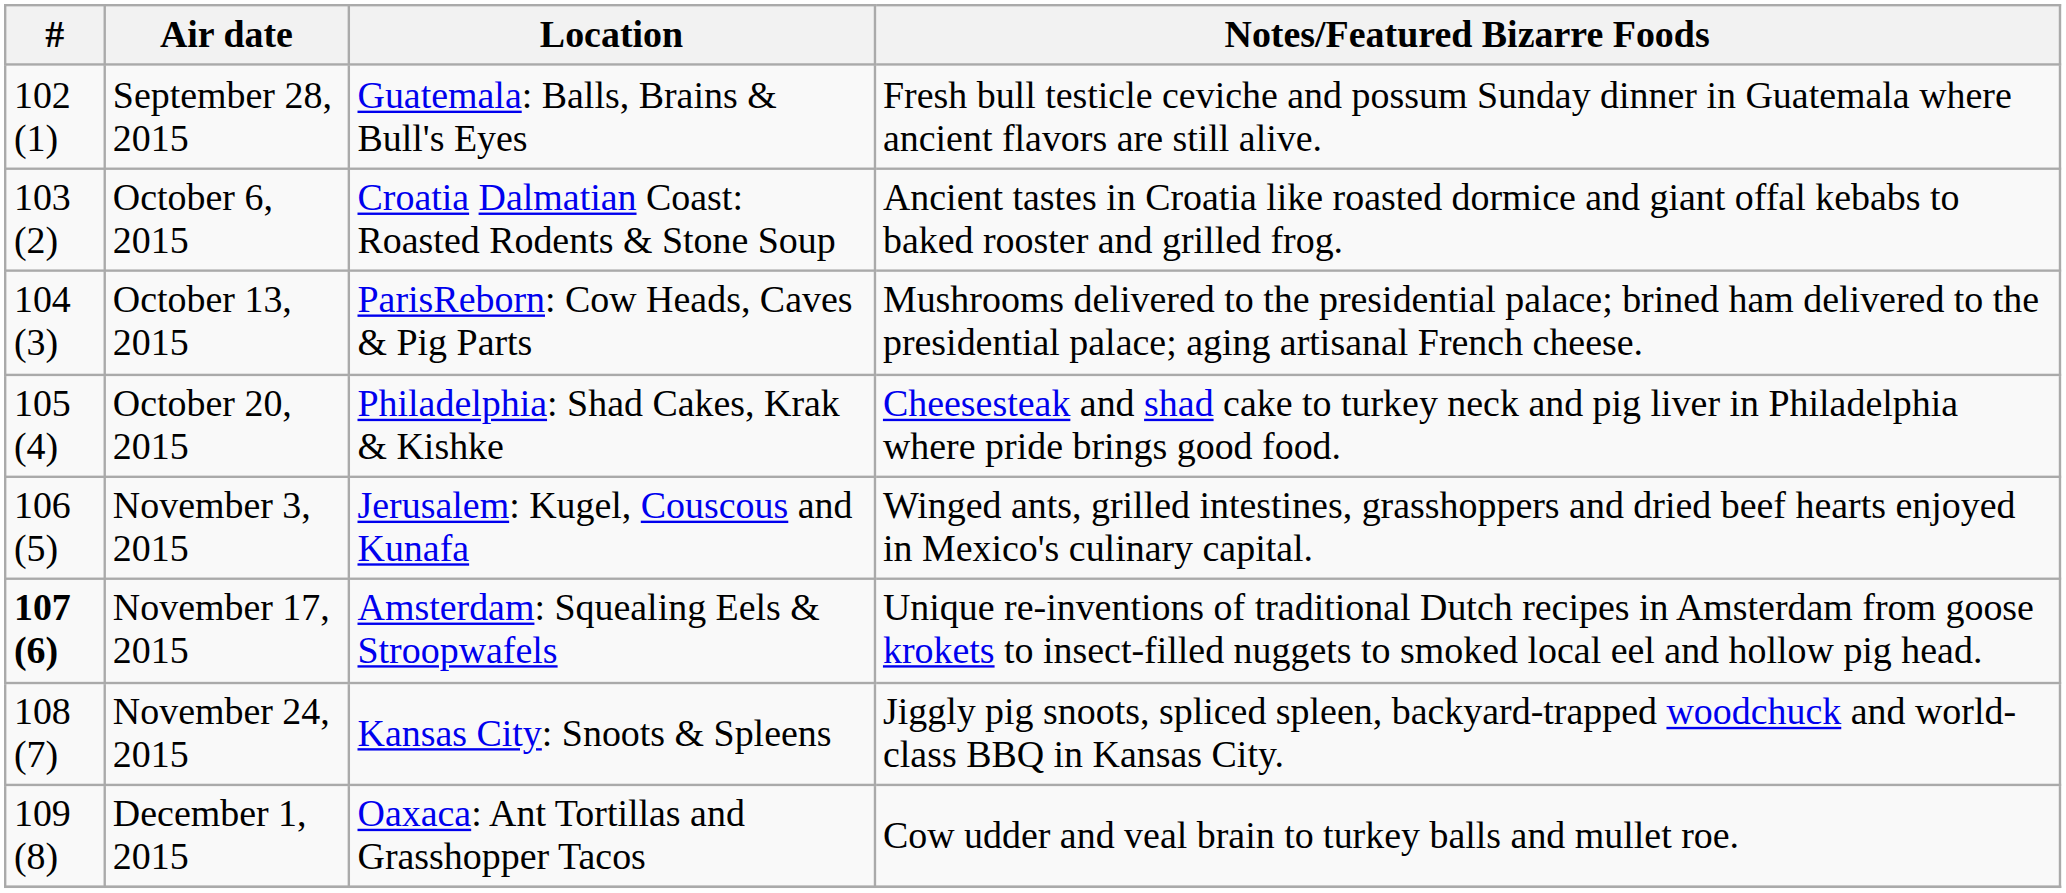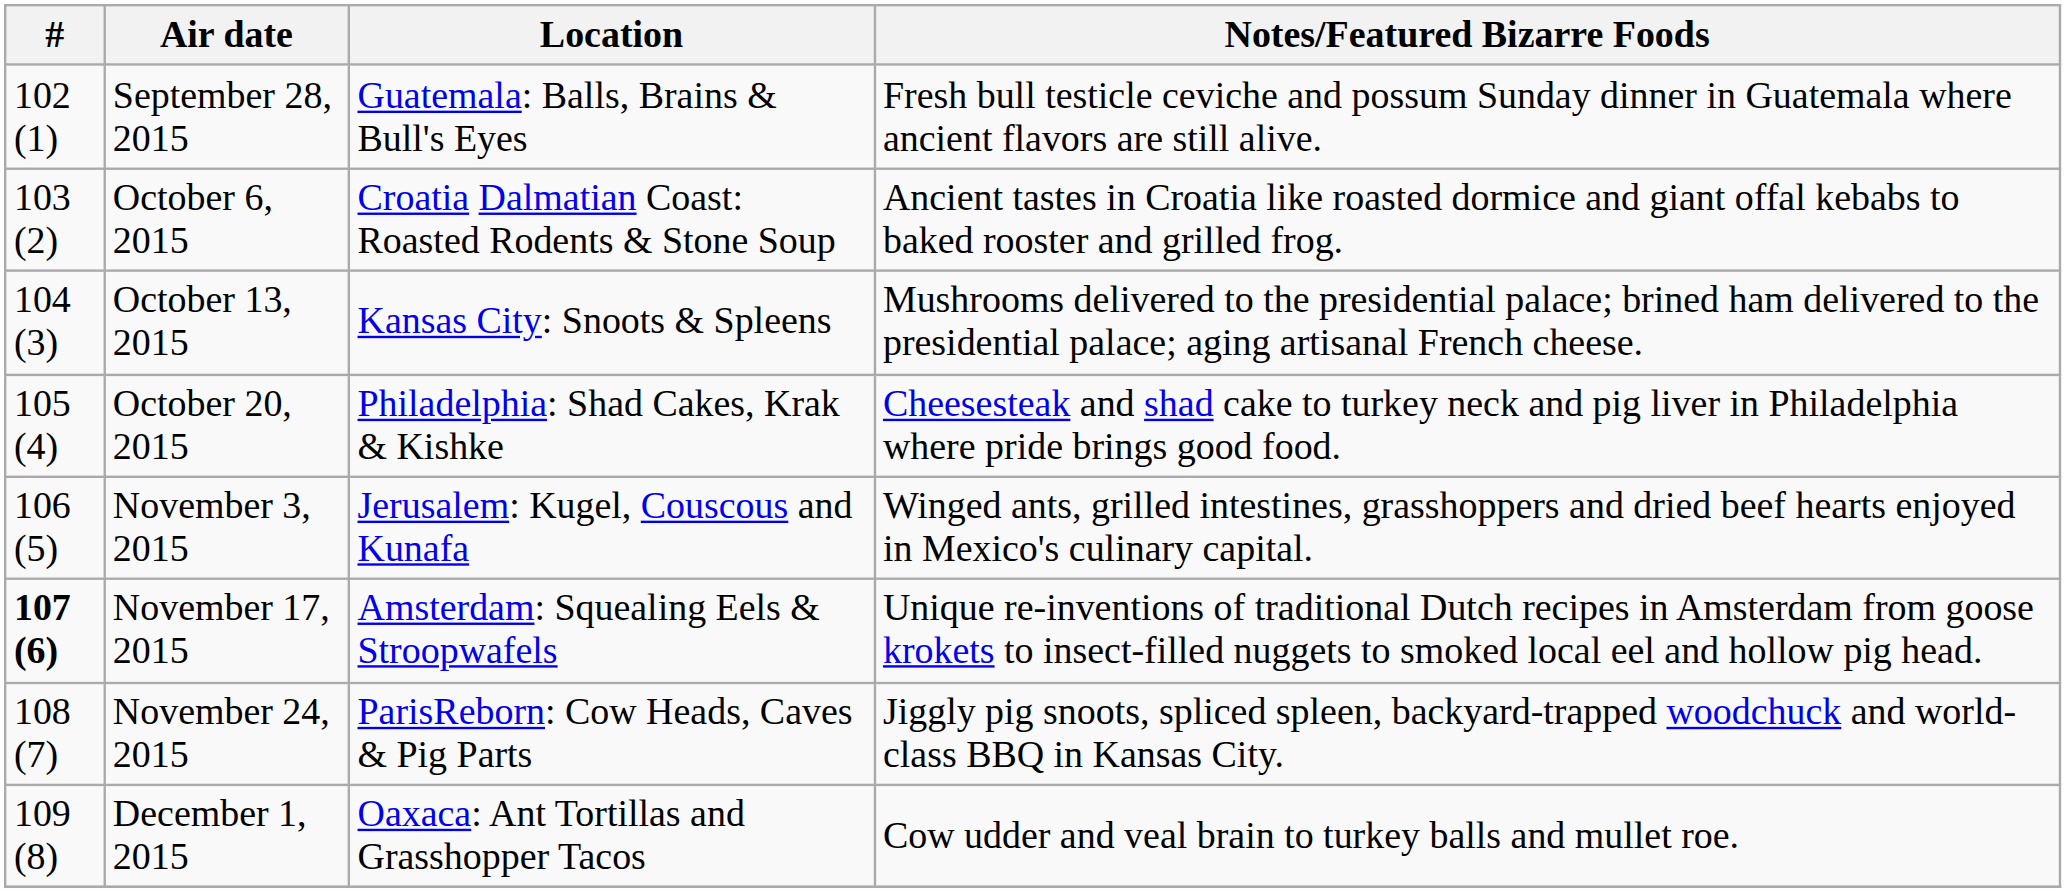(605, 321) ParisReborn: Cow Heads, Caves & Pig Parts -> (595, 321) Kansas City: Snoots & Spleens
(595, 732) Kansas City: Snoots & Spleens -> (605, 732) ParisReborn: Cow Heads, Caves & Pig Parts
